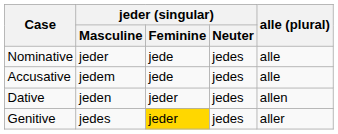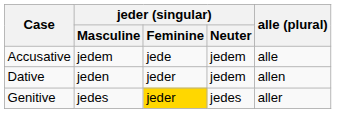- row: (40, 56)
(228, 77) jedes -> (228, 56) jedem
(228, 98) jedes -> (228, 77) jedem
